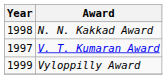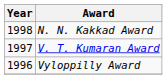(20, 65) 1999 -> (20, 65) 1996
